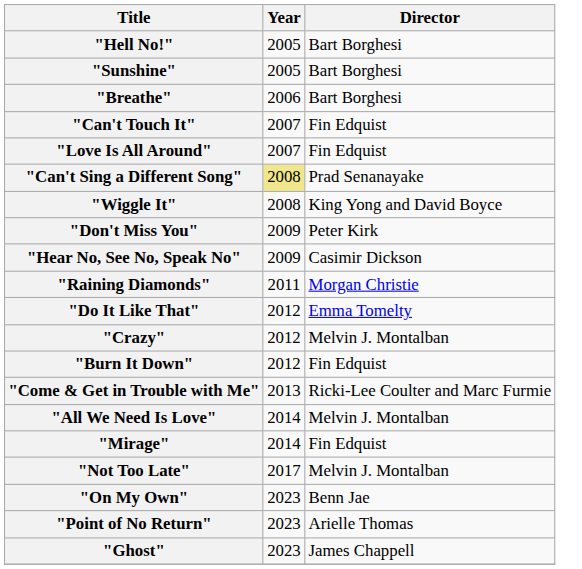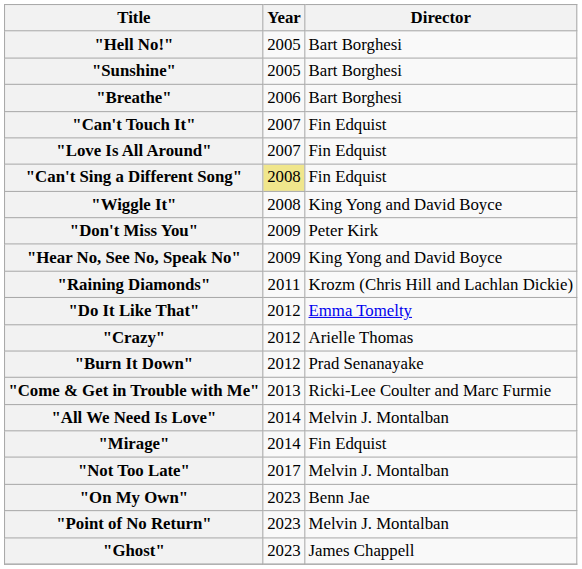(366, 177) Prad Senanayake -> (347, 177) Fin Edquist
(365, 257) Casimir Dickson -> (405, 257) King Yong and David Boyce
(364, 284) Morgan Christie -> (441, 284) Krozm (Chris Hill and Lachlan Dickie)
(379, 337) Melvin J. Montalban -> (361, 337) Arielle Thomas
(347, 364) Fin Edquist -> (366, 364) Prad Senanayake
(361, 524) Arielle Thomas -> (379, 524) Melvin J. Montalban
